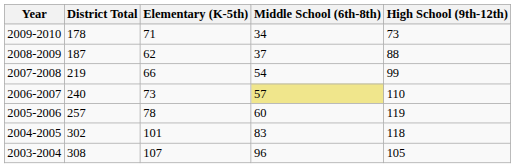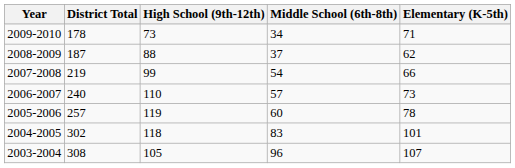columns swapped: (447, 14) <-> (196, 14)
(260, 93) khaki background -> (277, 93) no background
